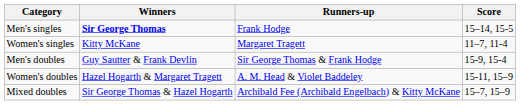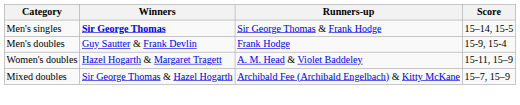(264, 28) Frank Hodge -> (309, 28) Sir George Thomas & Frank Hodge
- row: (40, 44)
(309, 60) Sir George Thomas & Frank Hodge -> (264, 44) Frank Hodge
